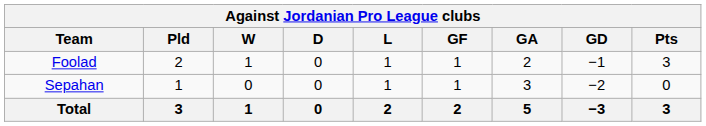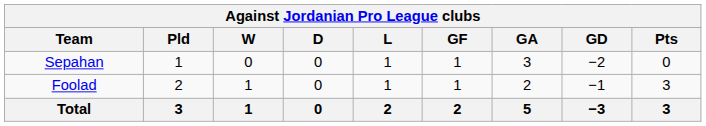rows swapped: (74, 62) <-> (74, 86)
